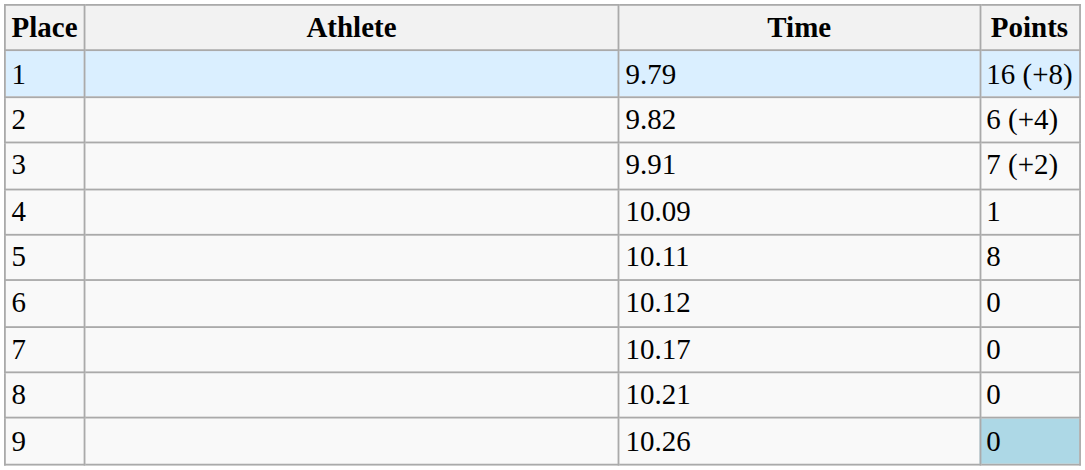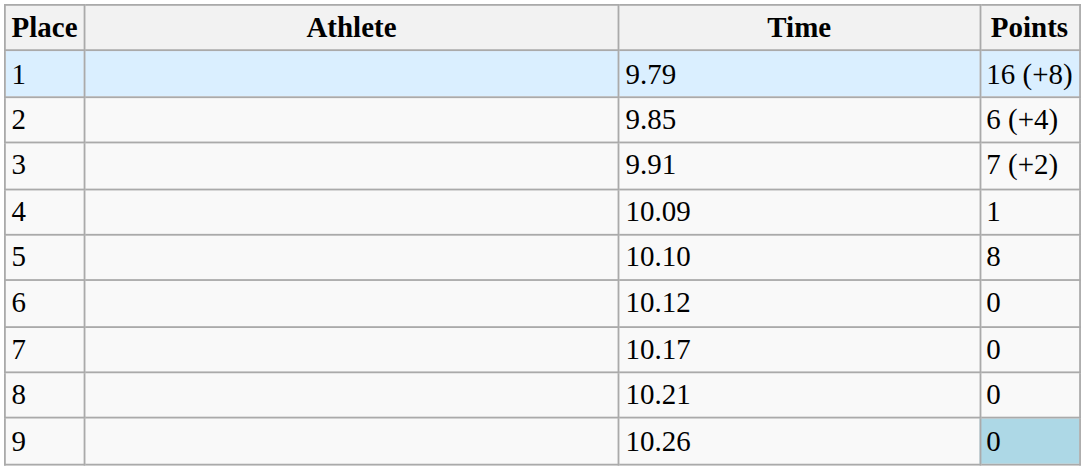(651, 119) 9.82 -> (651, 119) 9.85
(658, 257) 10.11 -> (658, 257) 10.10
